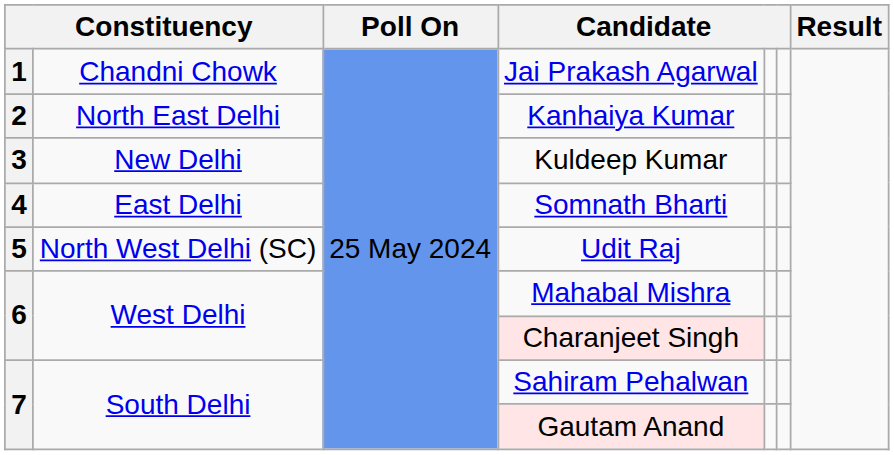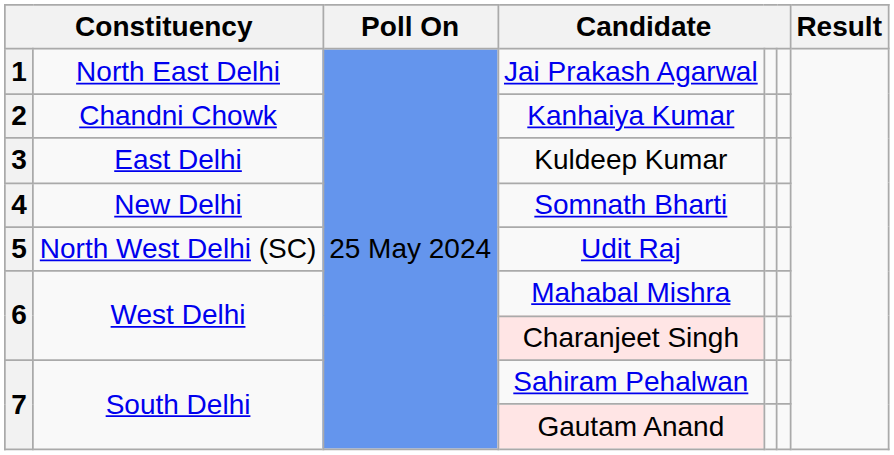(178, 71) Chandni Chowk -> (178, 71) North East Delhi
(178, 115) North East Delhi -> (178, 115) Chandni Chowk
(178, 159) New Delhi -> (178, 159) East Delhi
(178, 204) East Delhi -> (178, 204) New Delhi
